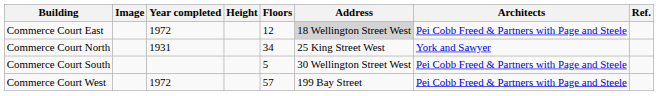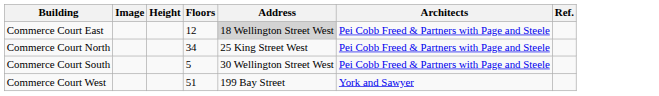- column: (185, 13)
(453, 47) York and Sawyer -> (444, 47) Pei Cobb Freed & Partners with Page and Steele
(268, 82) 57 -> (191, 82) 51
(521, 82) Pei Cobb Freed & Partners with Page and Steele -> (376, 82) York and Sawyer
